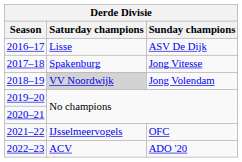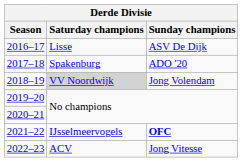(175, 64) Jong Vitesse -> (168, 64) ADO '20
(159, 132) normal -> (160, 132) bold
(168, 149) ADO '20 -> (175, 149) Jong Vitesse
